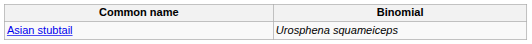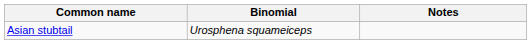+ column: (443, 13)
